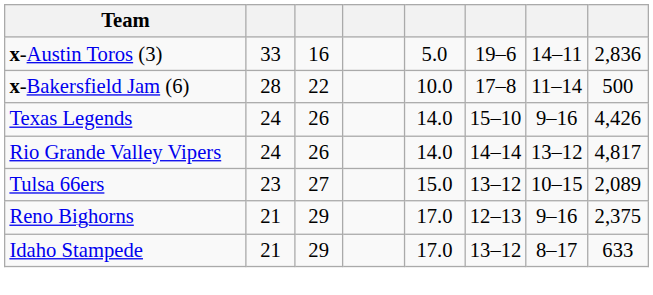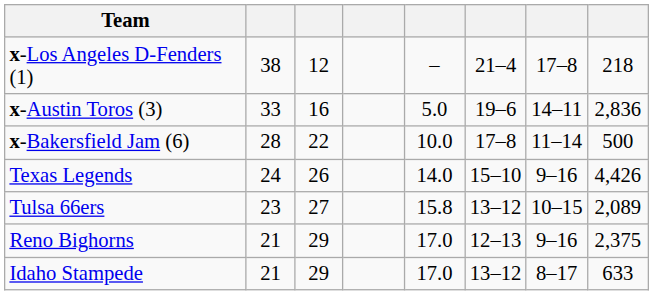+ row: (115, 65)
- row: (115, 151)
(434, 184) 15.0 -> (434, 207) 15.8
